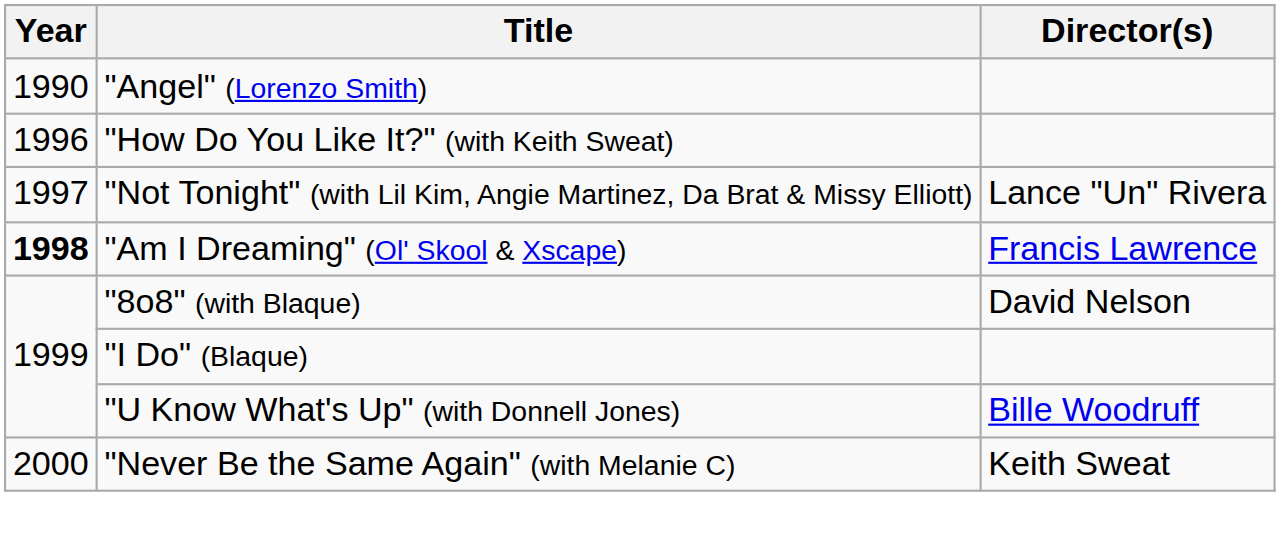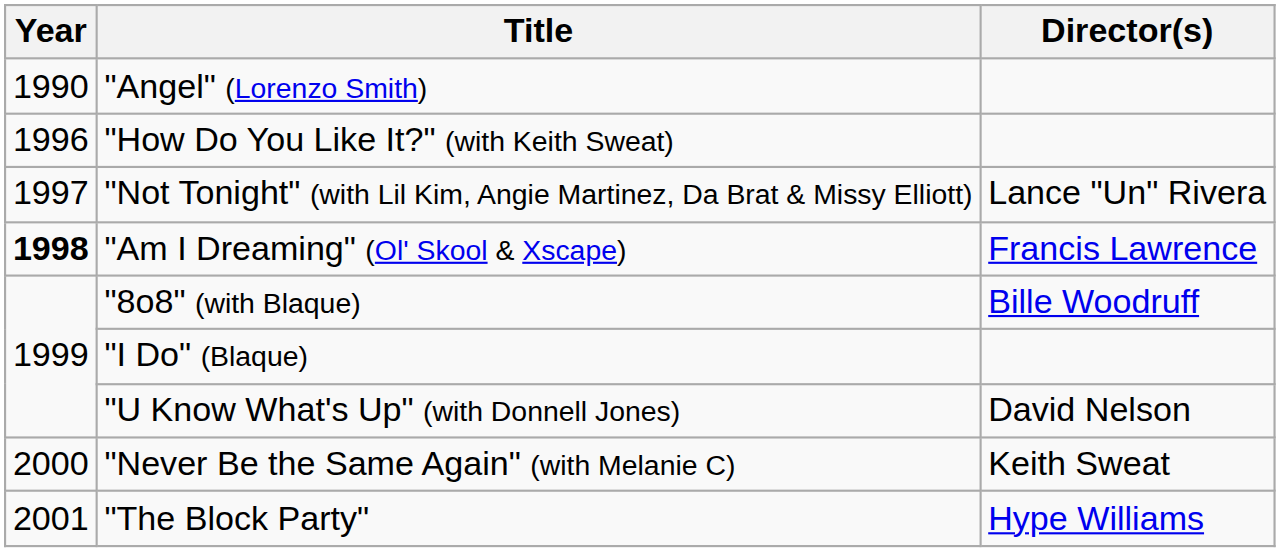(1090, 301) David Nelson -> (1094, 301) Bille Woodruff
(1094, 409) Bille Woodruff -> (1090, 409) David Nelson
+ row: (237, 517)
